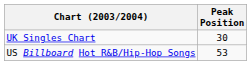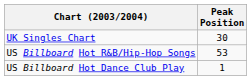+ row: (95, 68)
